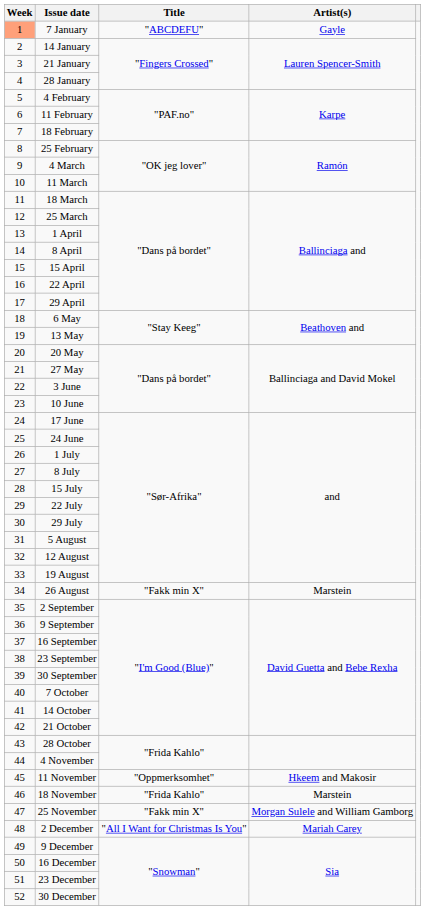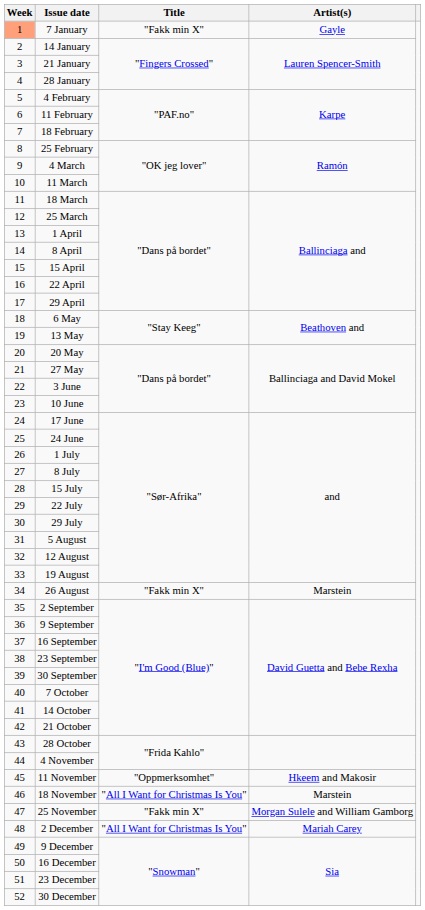(174, 30) "ABCDEFU" -> (174, 30) "Fakk min X"
(174, 795) "Frida Kahlo" -> (174, 795) "All I Want for Christmas Is You"
